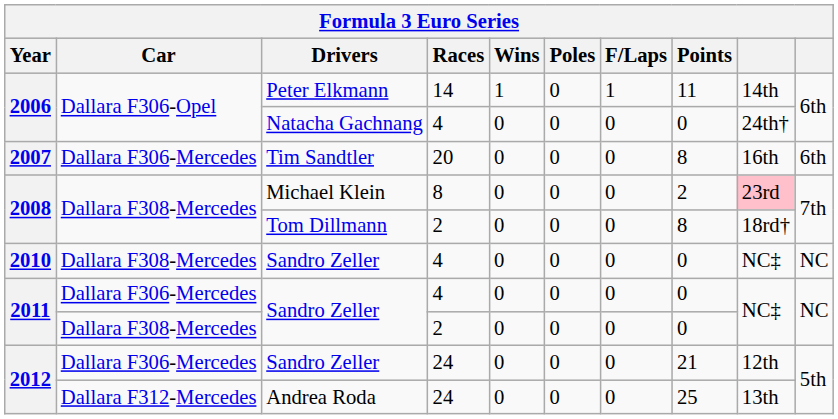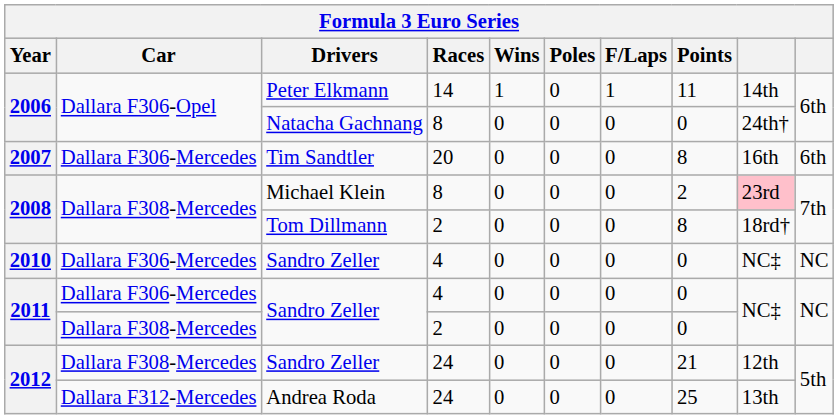(438, 123) 4 -> (438, 123) 8
(159, 259) Dallara F308-Mercedes -> (159, 259) Dallara F306-Mercedes
(159, 362) Dallara F306-Mercedes -> (159, 362) Dallara F308-Mercedes
